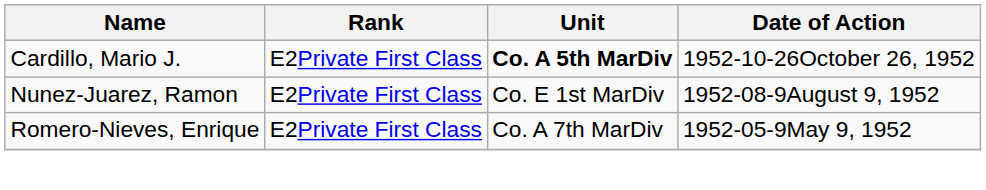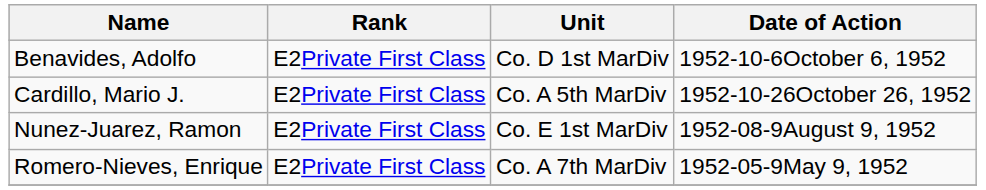+ row: (105, 58)
(582, 58) bold -> (581, 94) normal
